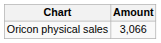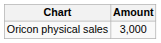(133, 30) 3,066 -> (133, 30) 3,000
